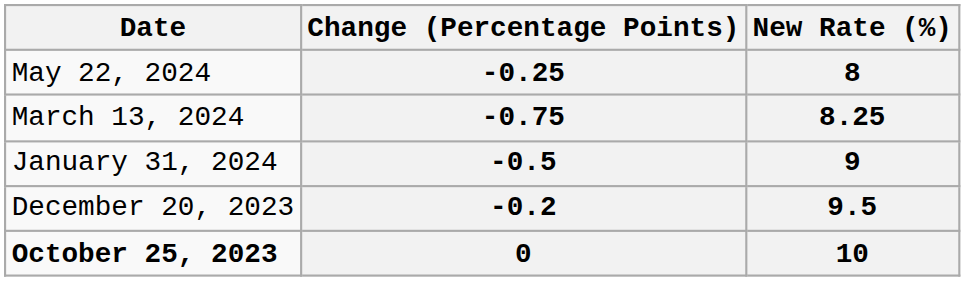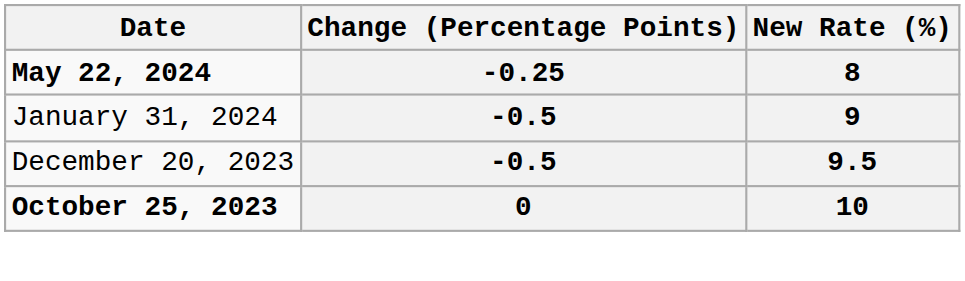(111, 73) normal -> (111, 73) bold
- row: (852, 118)
(523, 208) -0.2 -> (523, 163) -0.5
